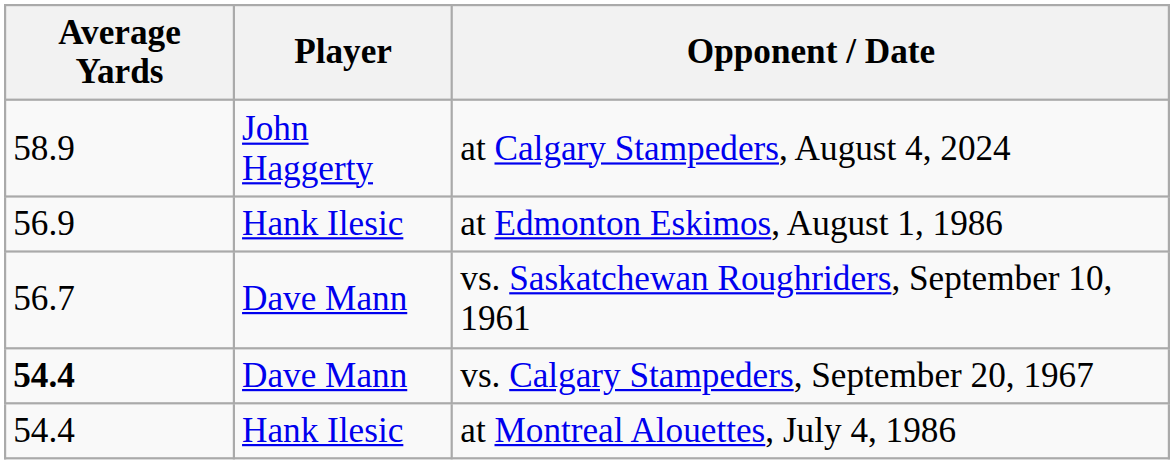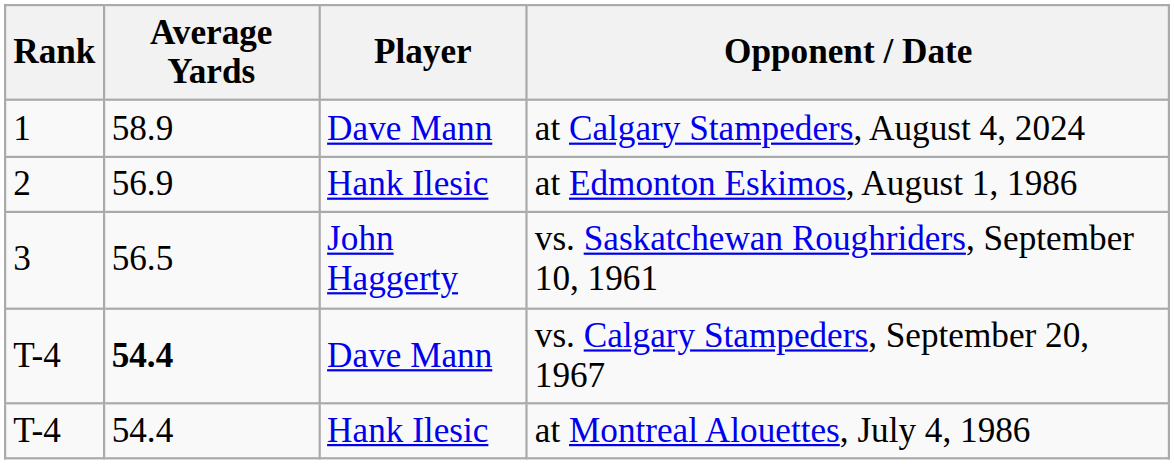+ column: (54, 52)
(308, 147) John Haggerty -> (410, 127) Dave Mann
(44, 298) 56.7 -> (142, 259) 56.5
(325, 298) Dave Mann -> (393, 259) John Haggerty
